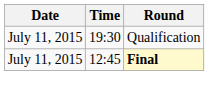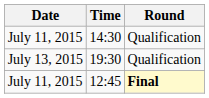+ row: (105, 37)
(45, 37) July 11, 2015 -> (45, 59) July 13, 2015
